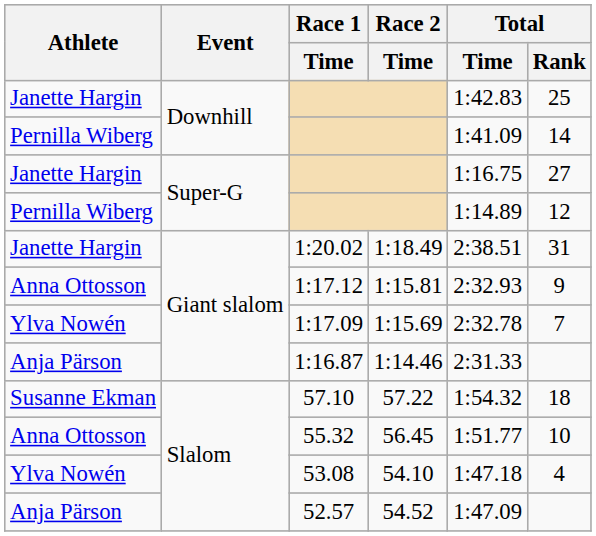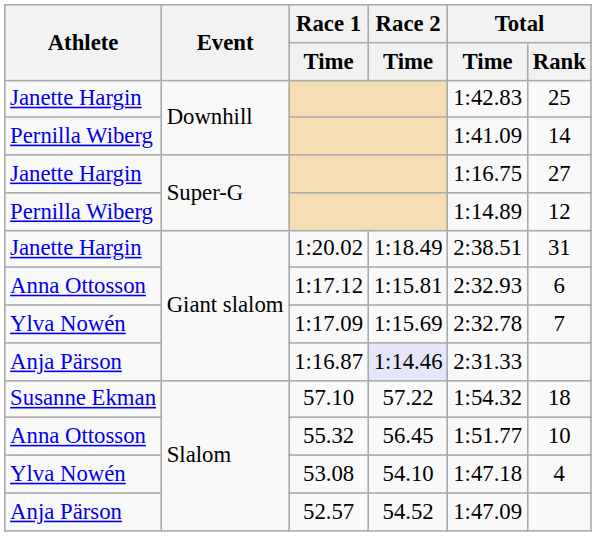(559, 286) 9 -> (559, 286) 6
(408, 361) no background -> (408, 361) lavender background
